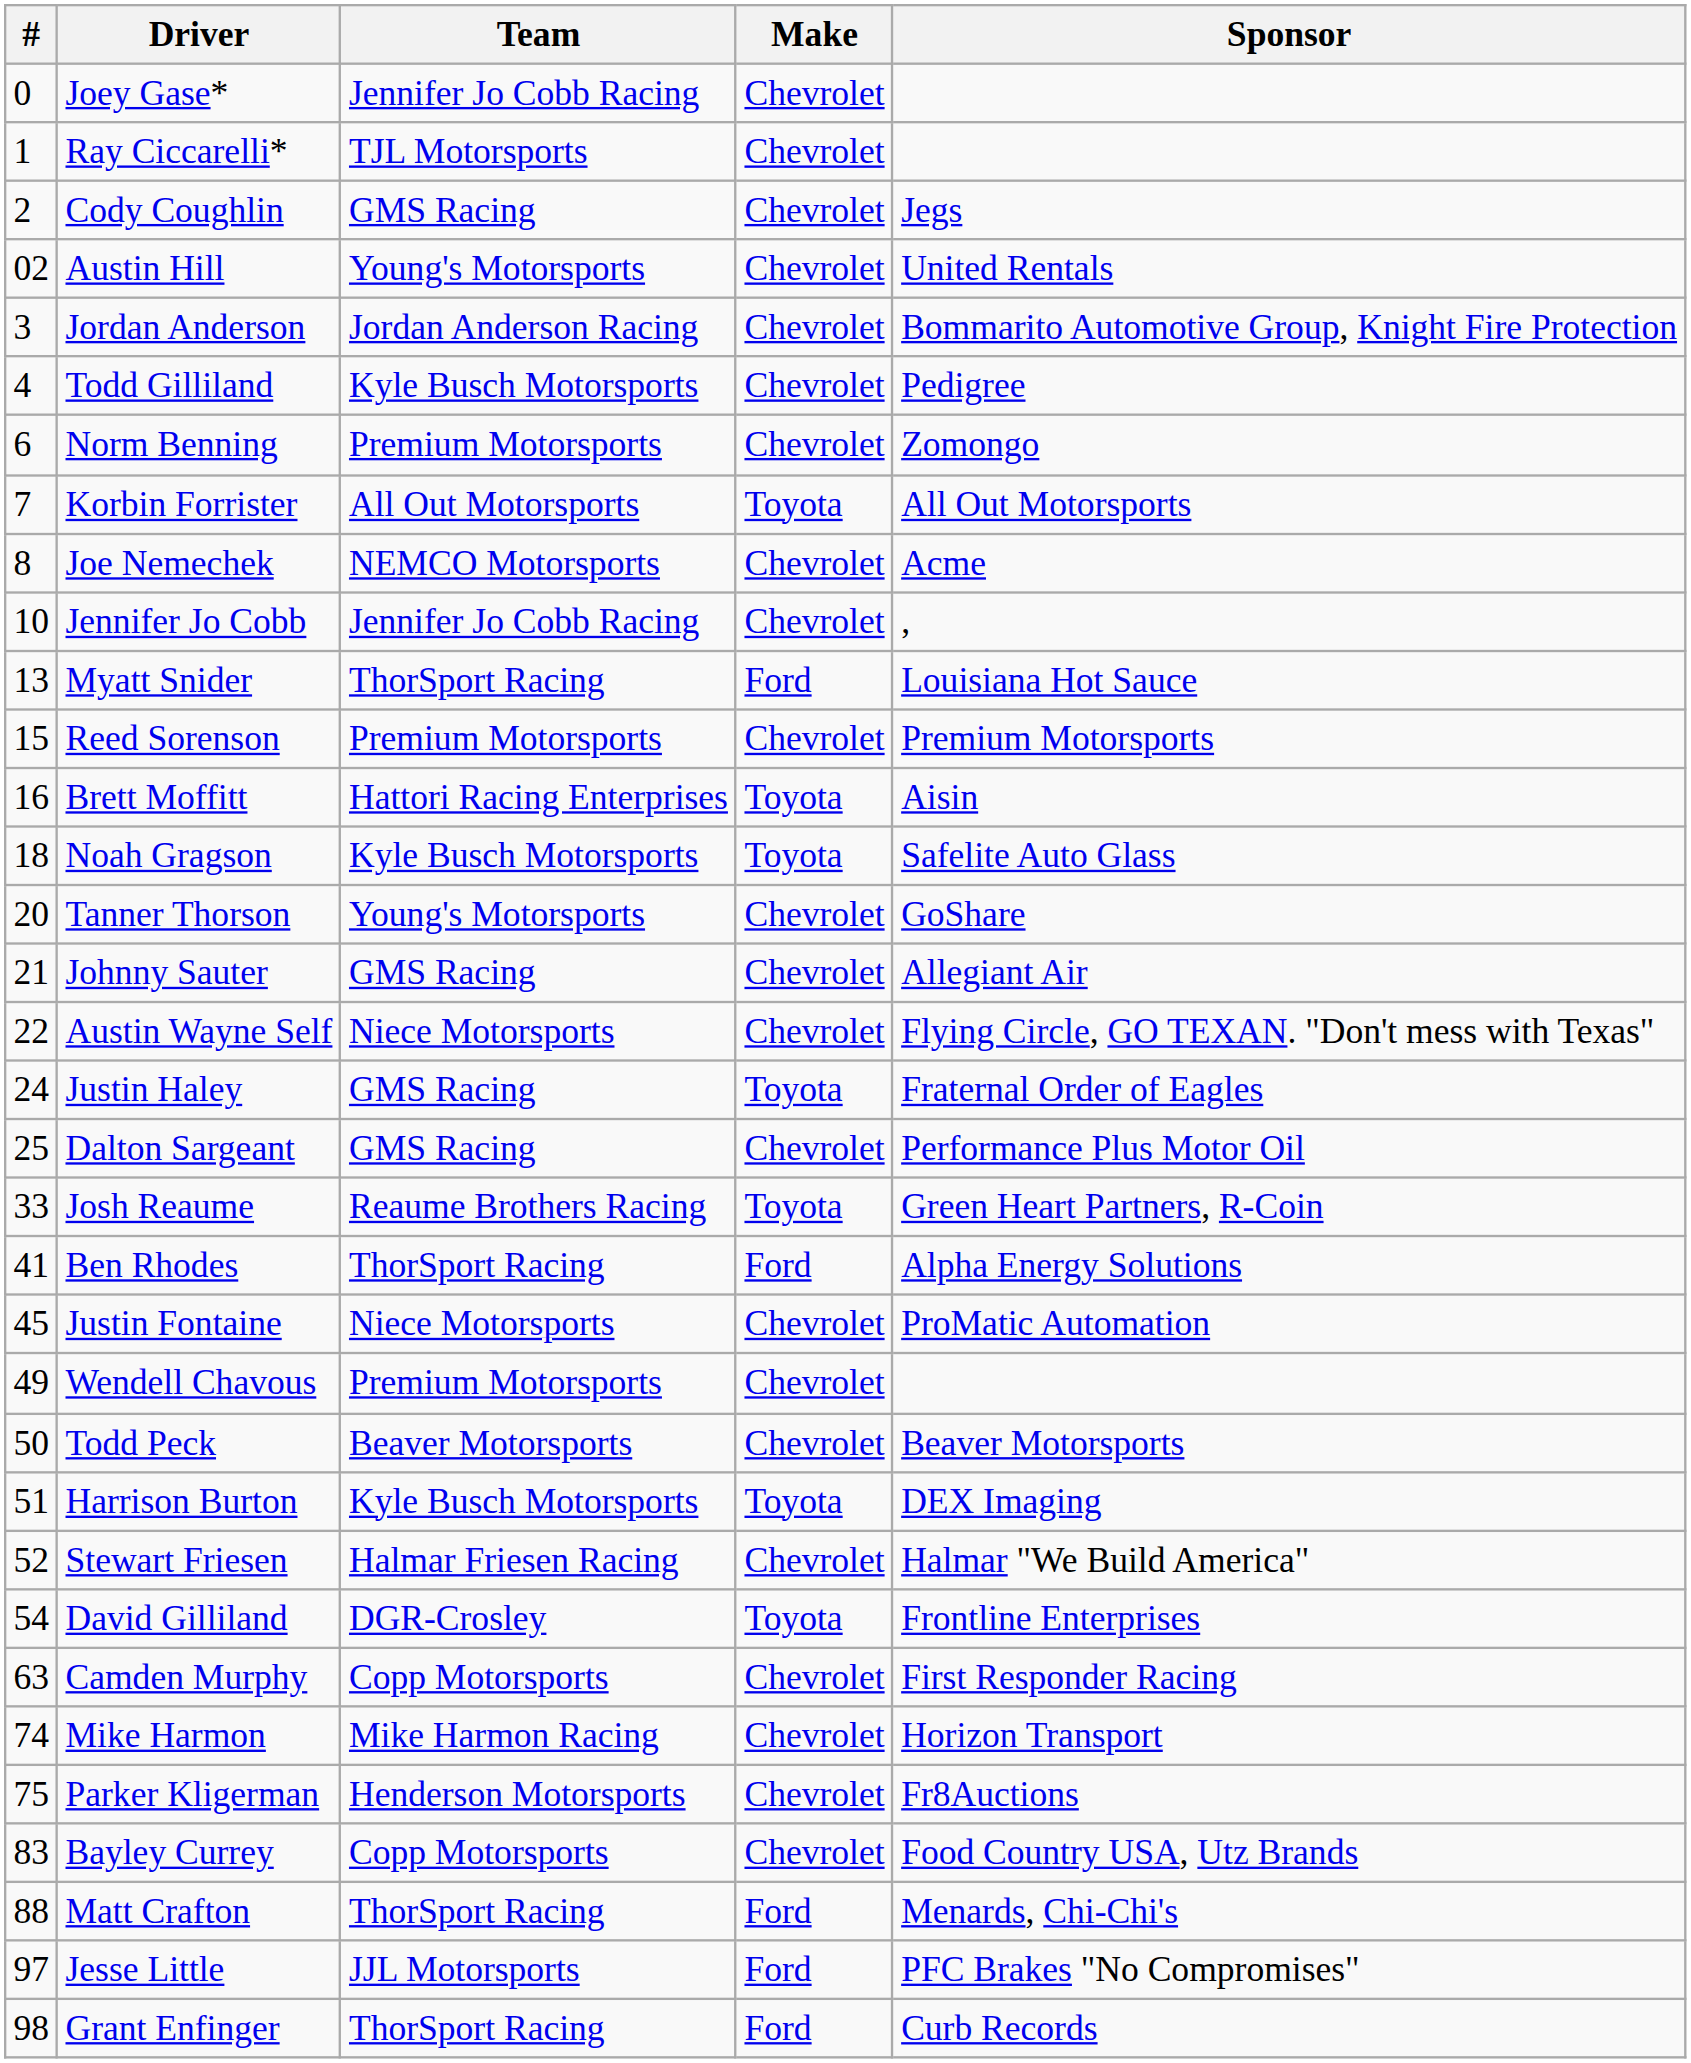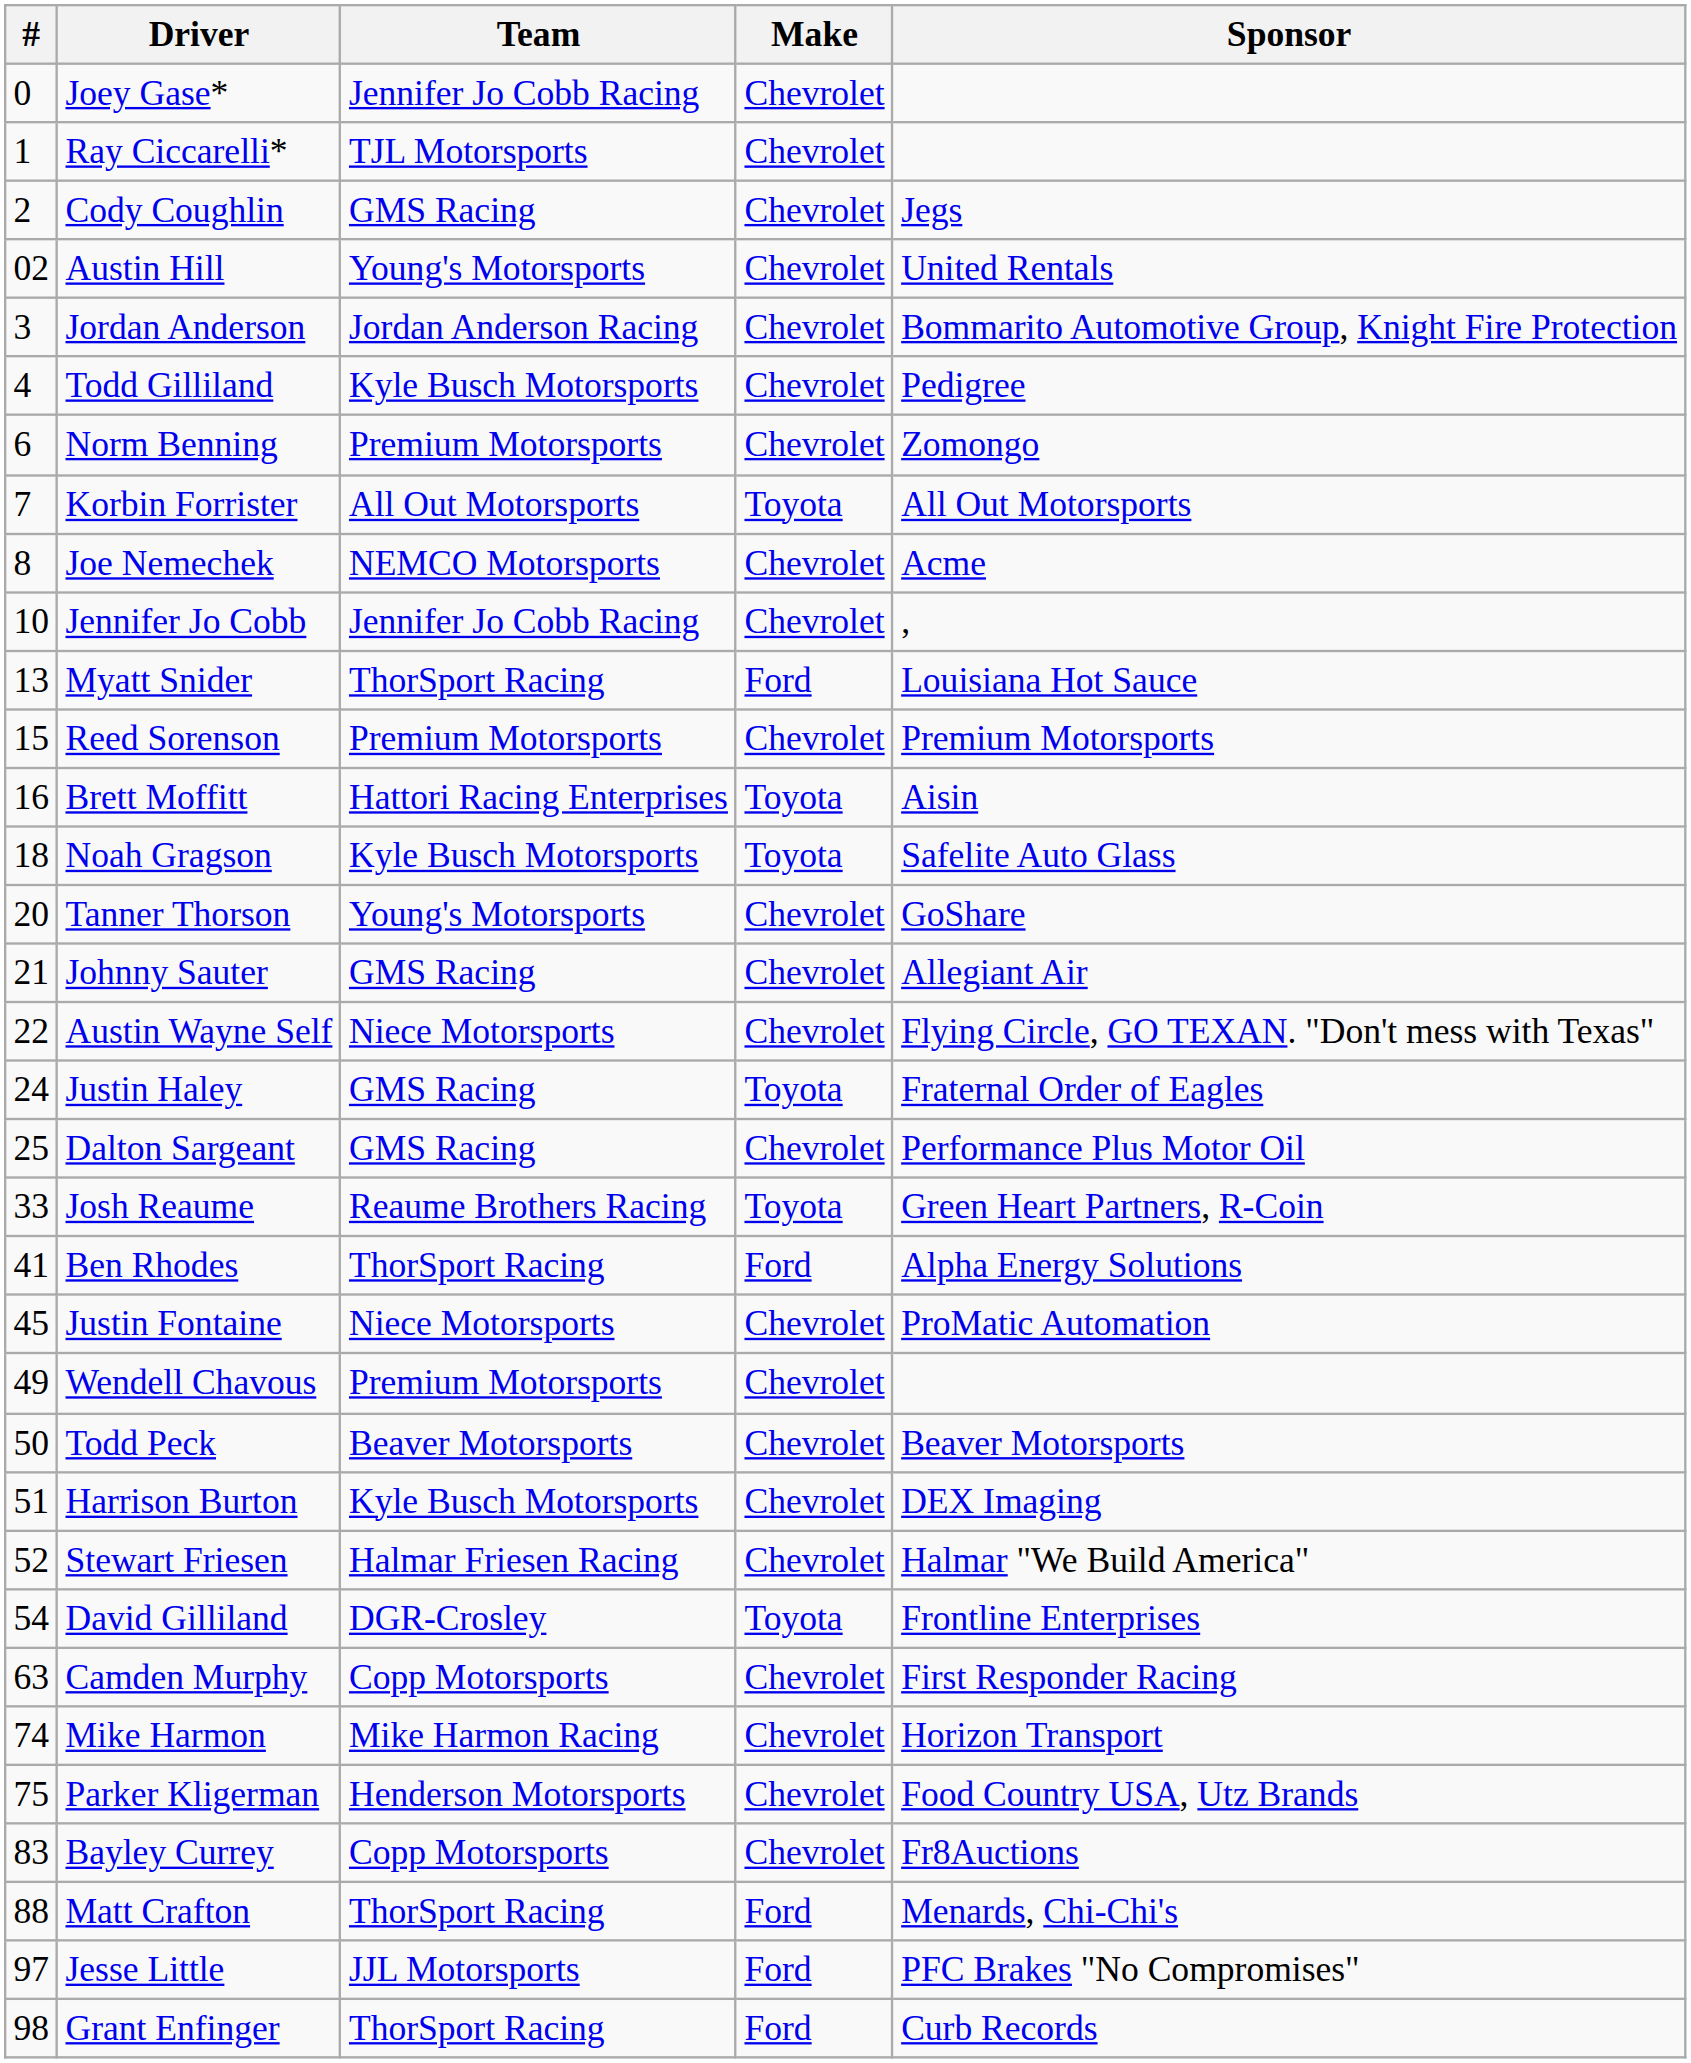(794, 1500) Toyota -> (815, 1500) Chevrolet
(990, 1793) Fr8Auctions -> (1130, 1793) Food Country USA, Utz Brands
(1130, 1852) Food Country USA, Utz Brands -> (990, 1852) Fr8Auctions
